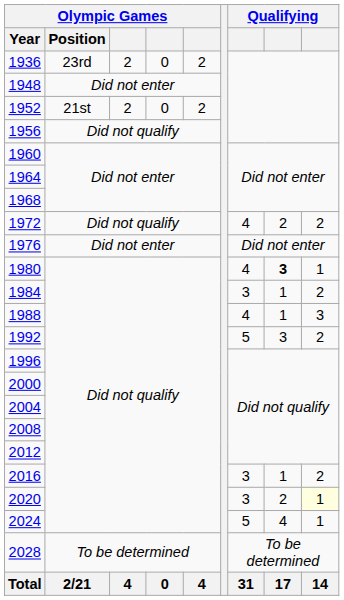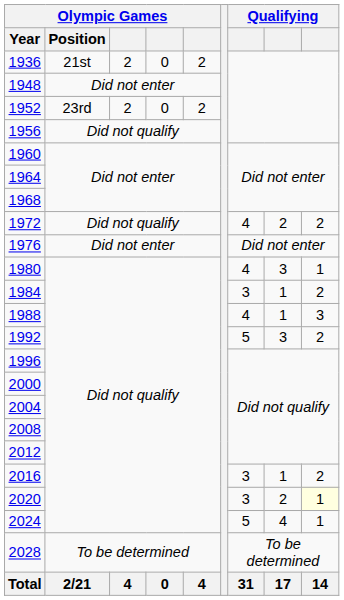(77, 62) 23rd -> (77, 62) 21st
(77, 108) 21st -> (77, 108) 23rd
(283, 269) bold -> (283, 269) normal
